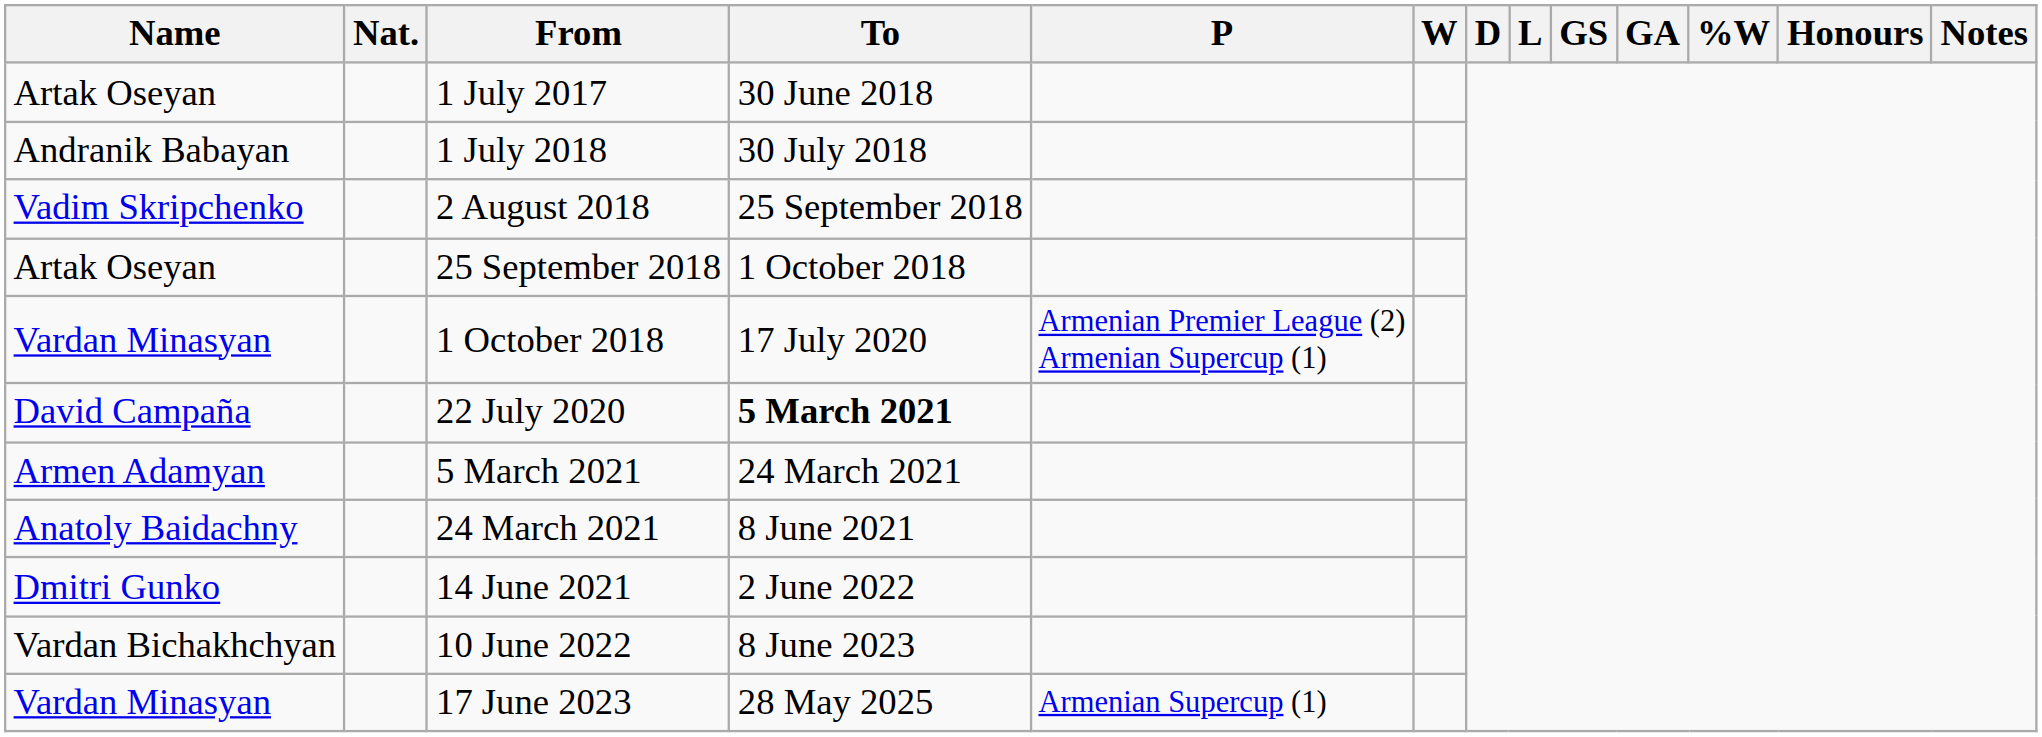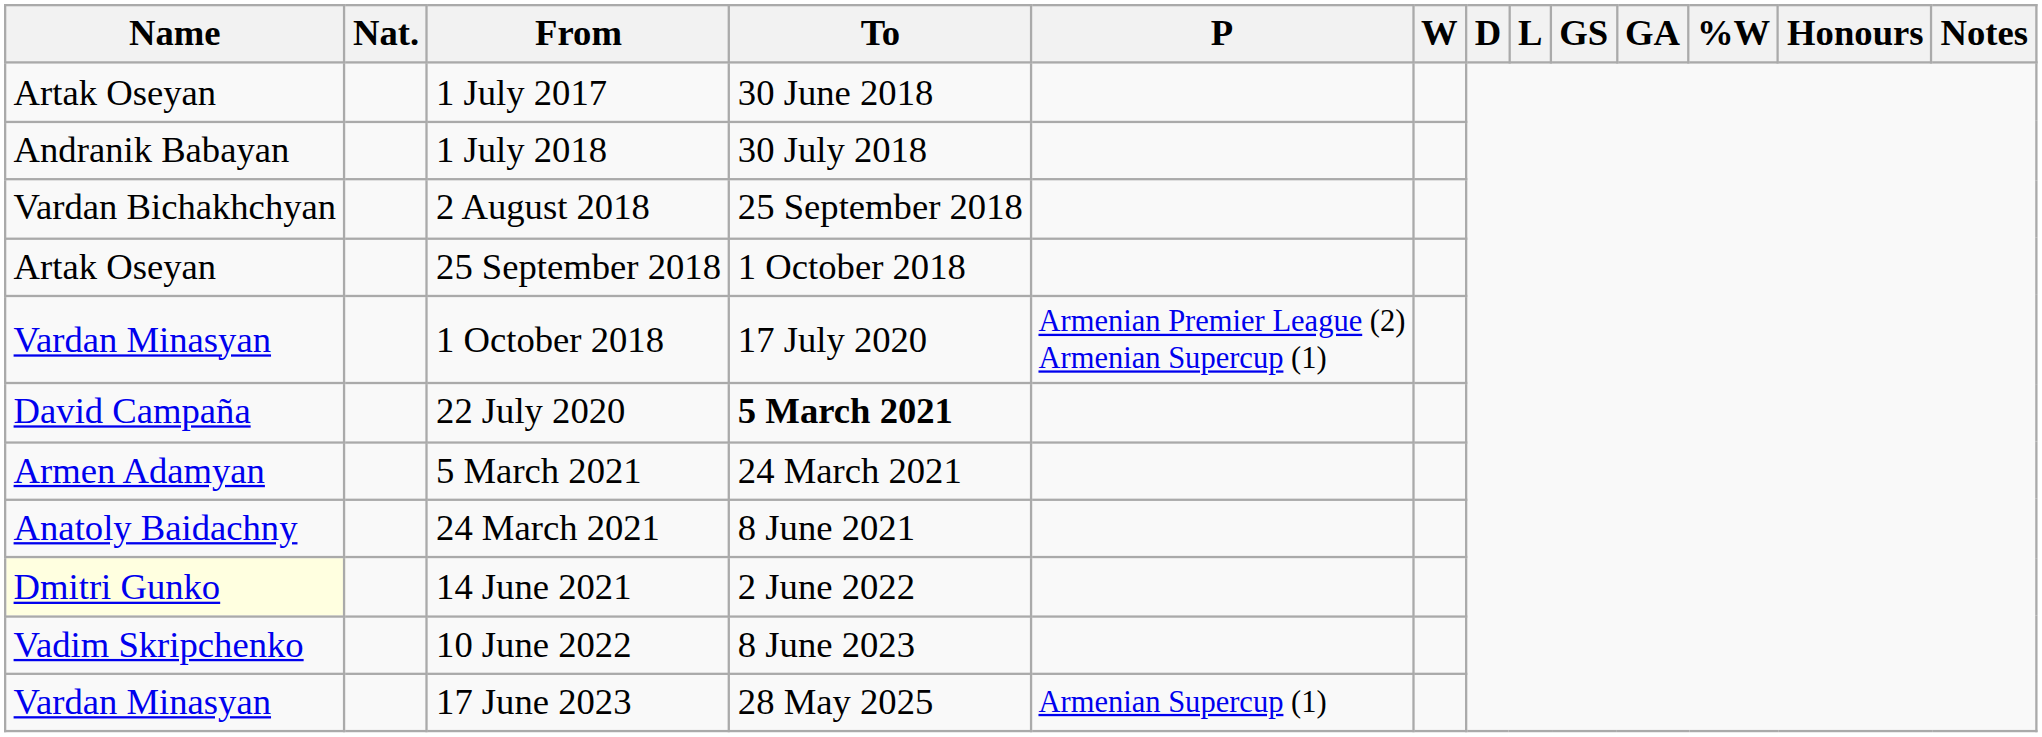(159, 207) Vadim Skripchenko -> (175, 207) Vardan Bichakhchyan
(117, 586) no background -> (117, 586) lightyellow background
(175, 644) Vardan Bichakhchyan -> (159, 644) Vadim Skripchenko
